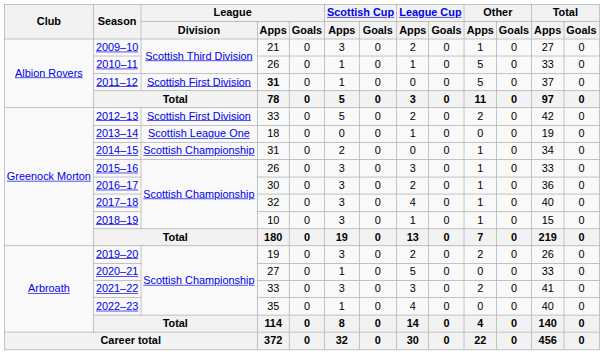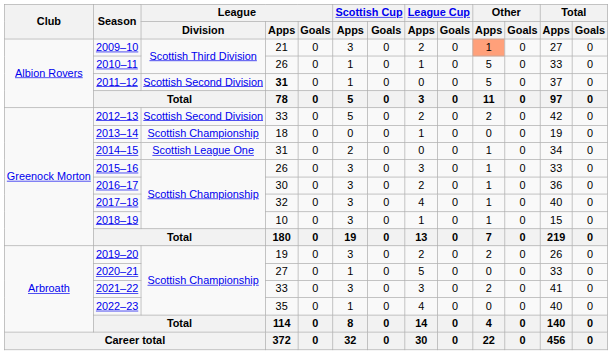(480, 47) no background -> (489, 47) lightsalmon background
(199, 82) Scottish First Division -> (203, 82) Scottish Second Division
(199, 116) Scottish First Division -> (203, 116) Scottish Second Division
(199, 133) Scottish League One -> (203, 133) Scottish Championship
(199, 151) Scottish Championship -> (203, 151) Scottish League One
